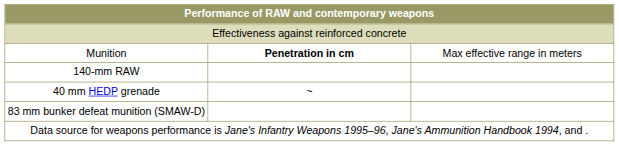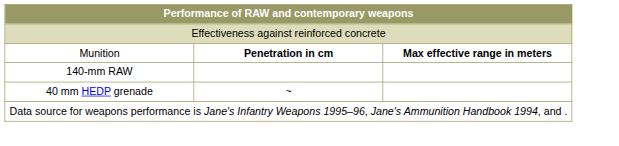(512, 52) normal -> (477, 52) bold
- row: (106, 111)
